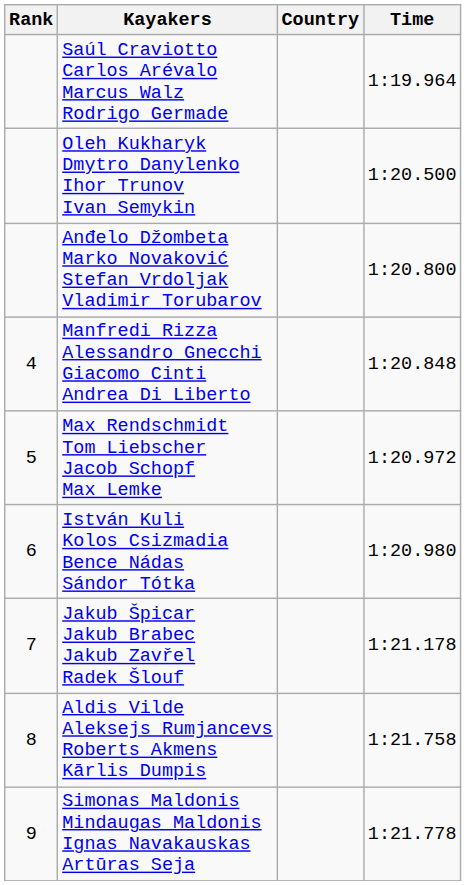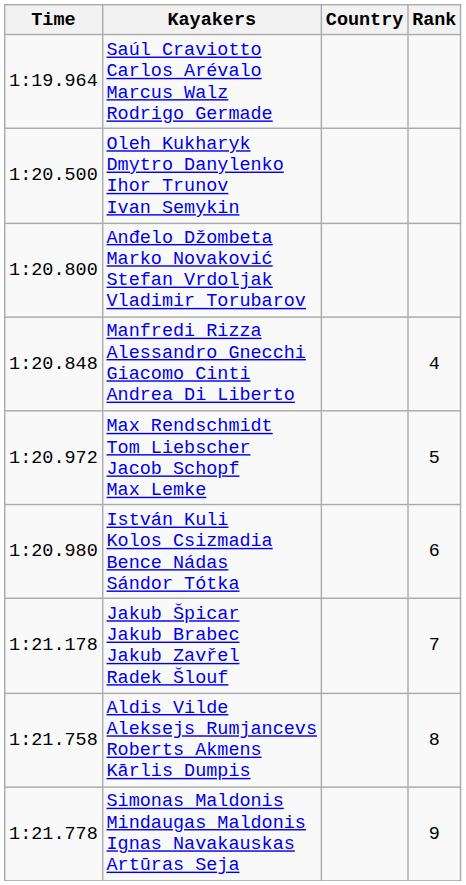columns swapped: (31, 20) <-> (412, 20)
